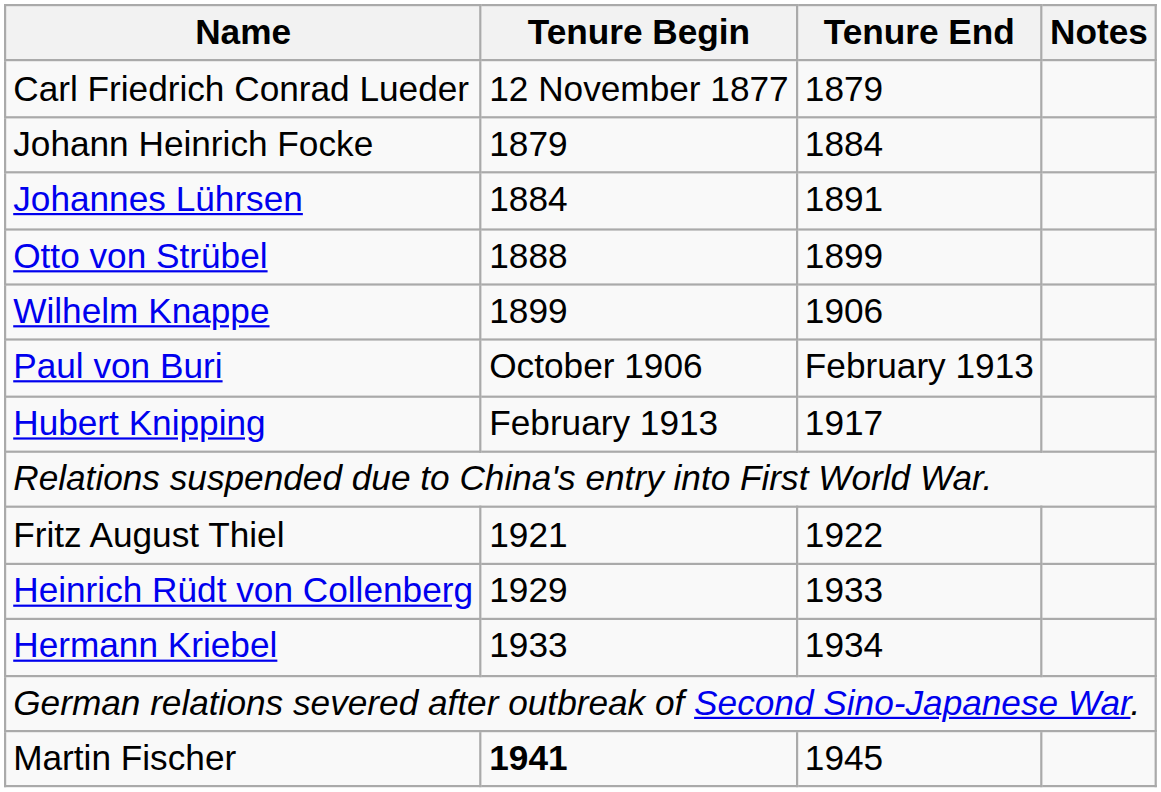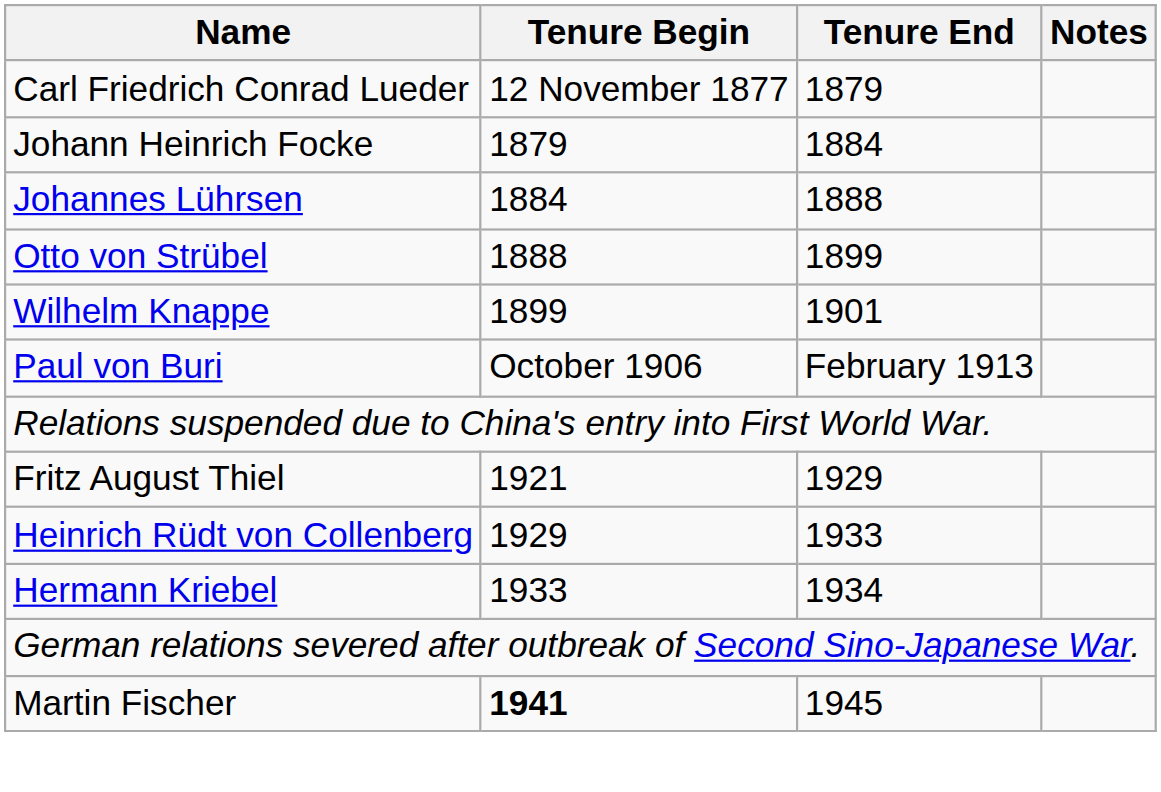(844, 199) 1891 -> (844, 199) 1888
(844, 311) 1906 -> (844, 311) 1901
- row: (139, 423)
(844, 534) 1922 -> (844, 479) 1929
